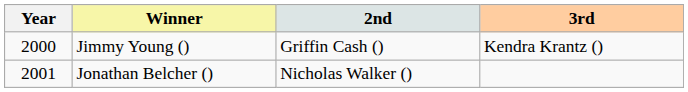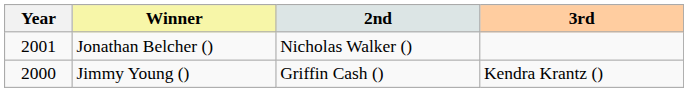rows swapped: (133, 45) <-> (145, 73)
